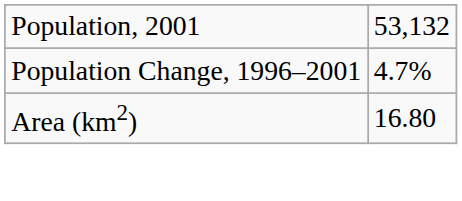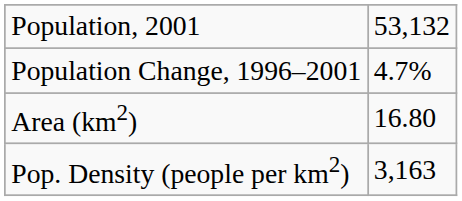+ row: (180, 169)
